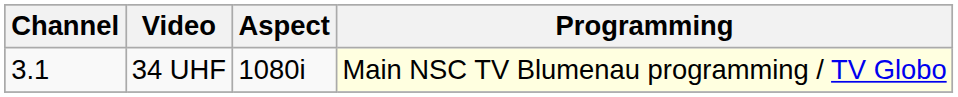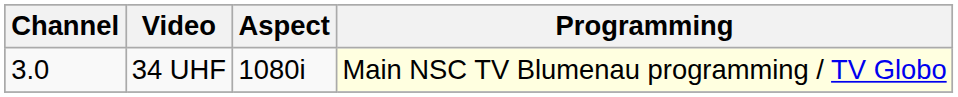(30, 69) 3.1 -> (30, 69) 3.0
